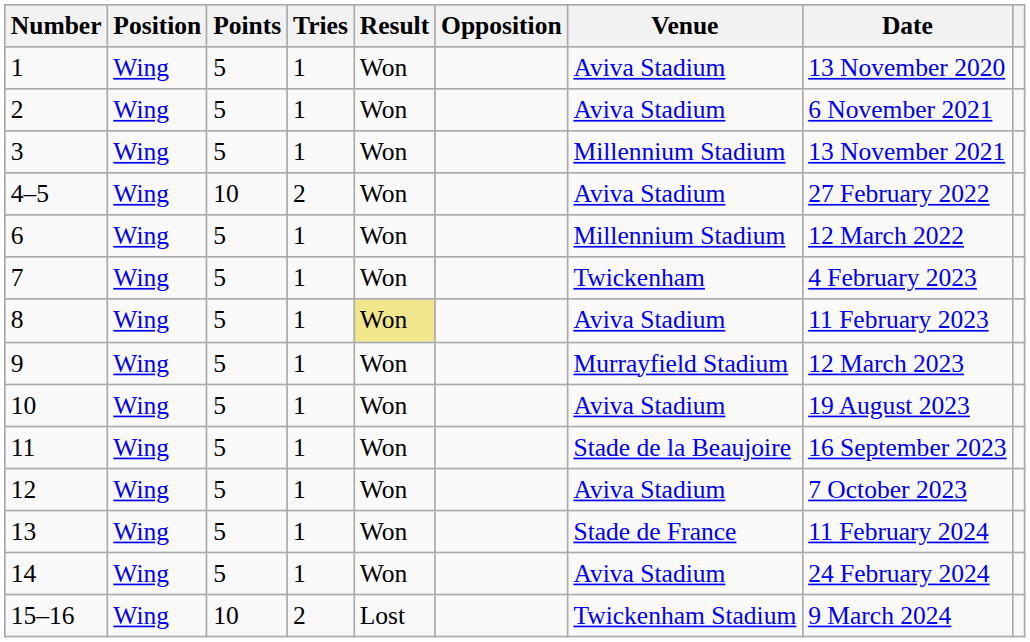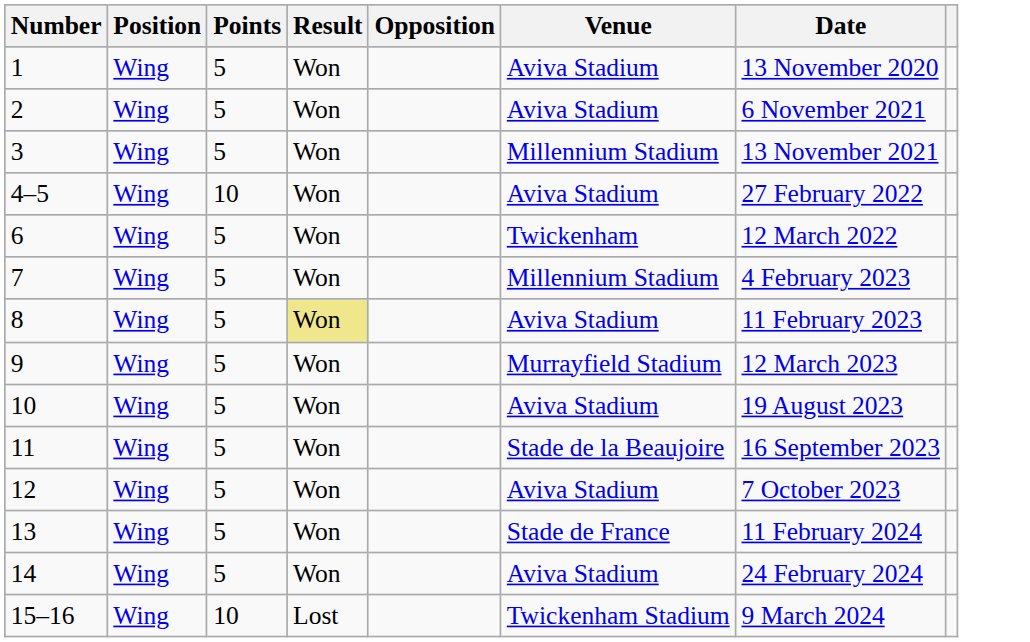- column: (320, 25)
(679, 236) Millennium Stadium -> (573, 236) Twickenham
(639, 278) Twickenham -> (613, 278) Millennium Stadium
